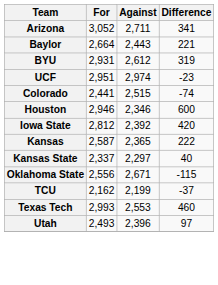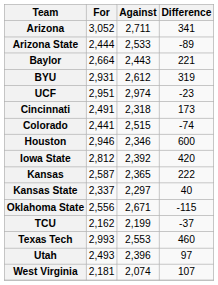+ row: (45, 45)
+ row: (45, 110)
+ row: (45, 272)
